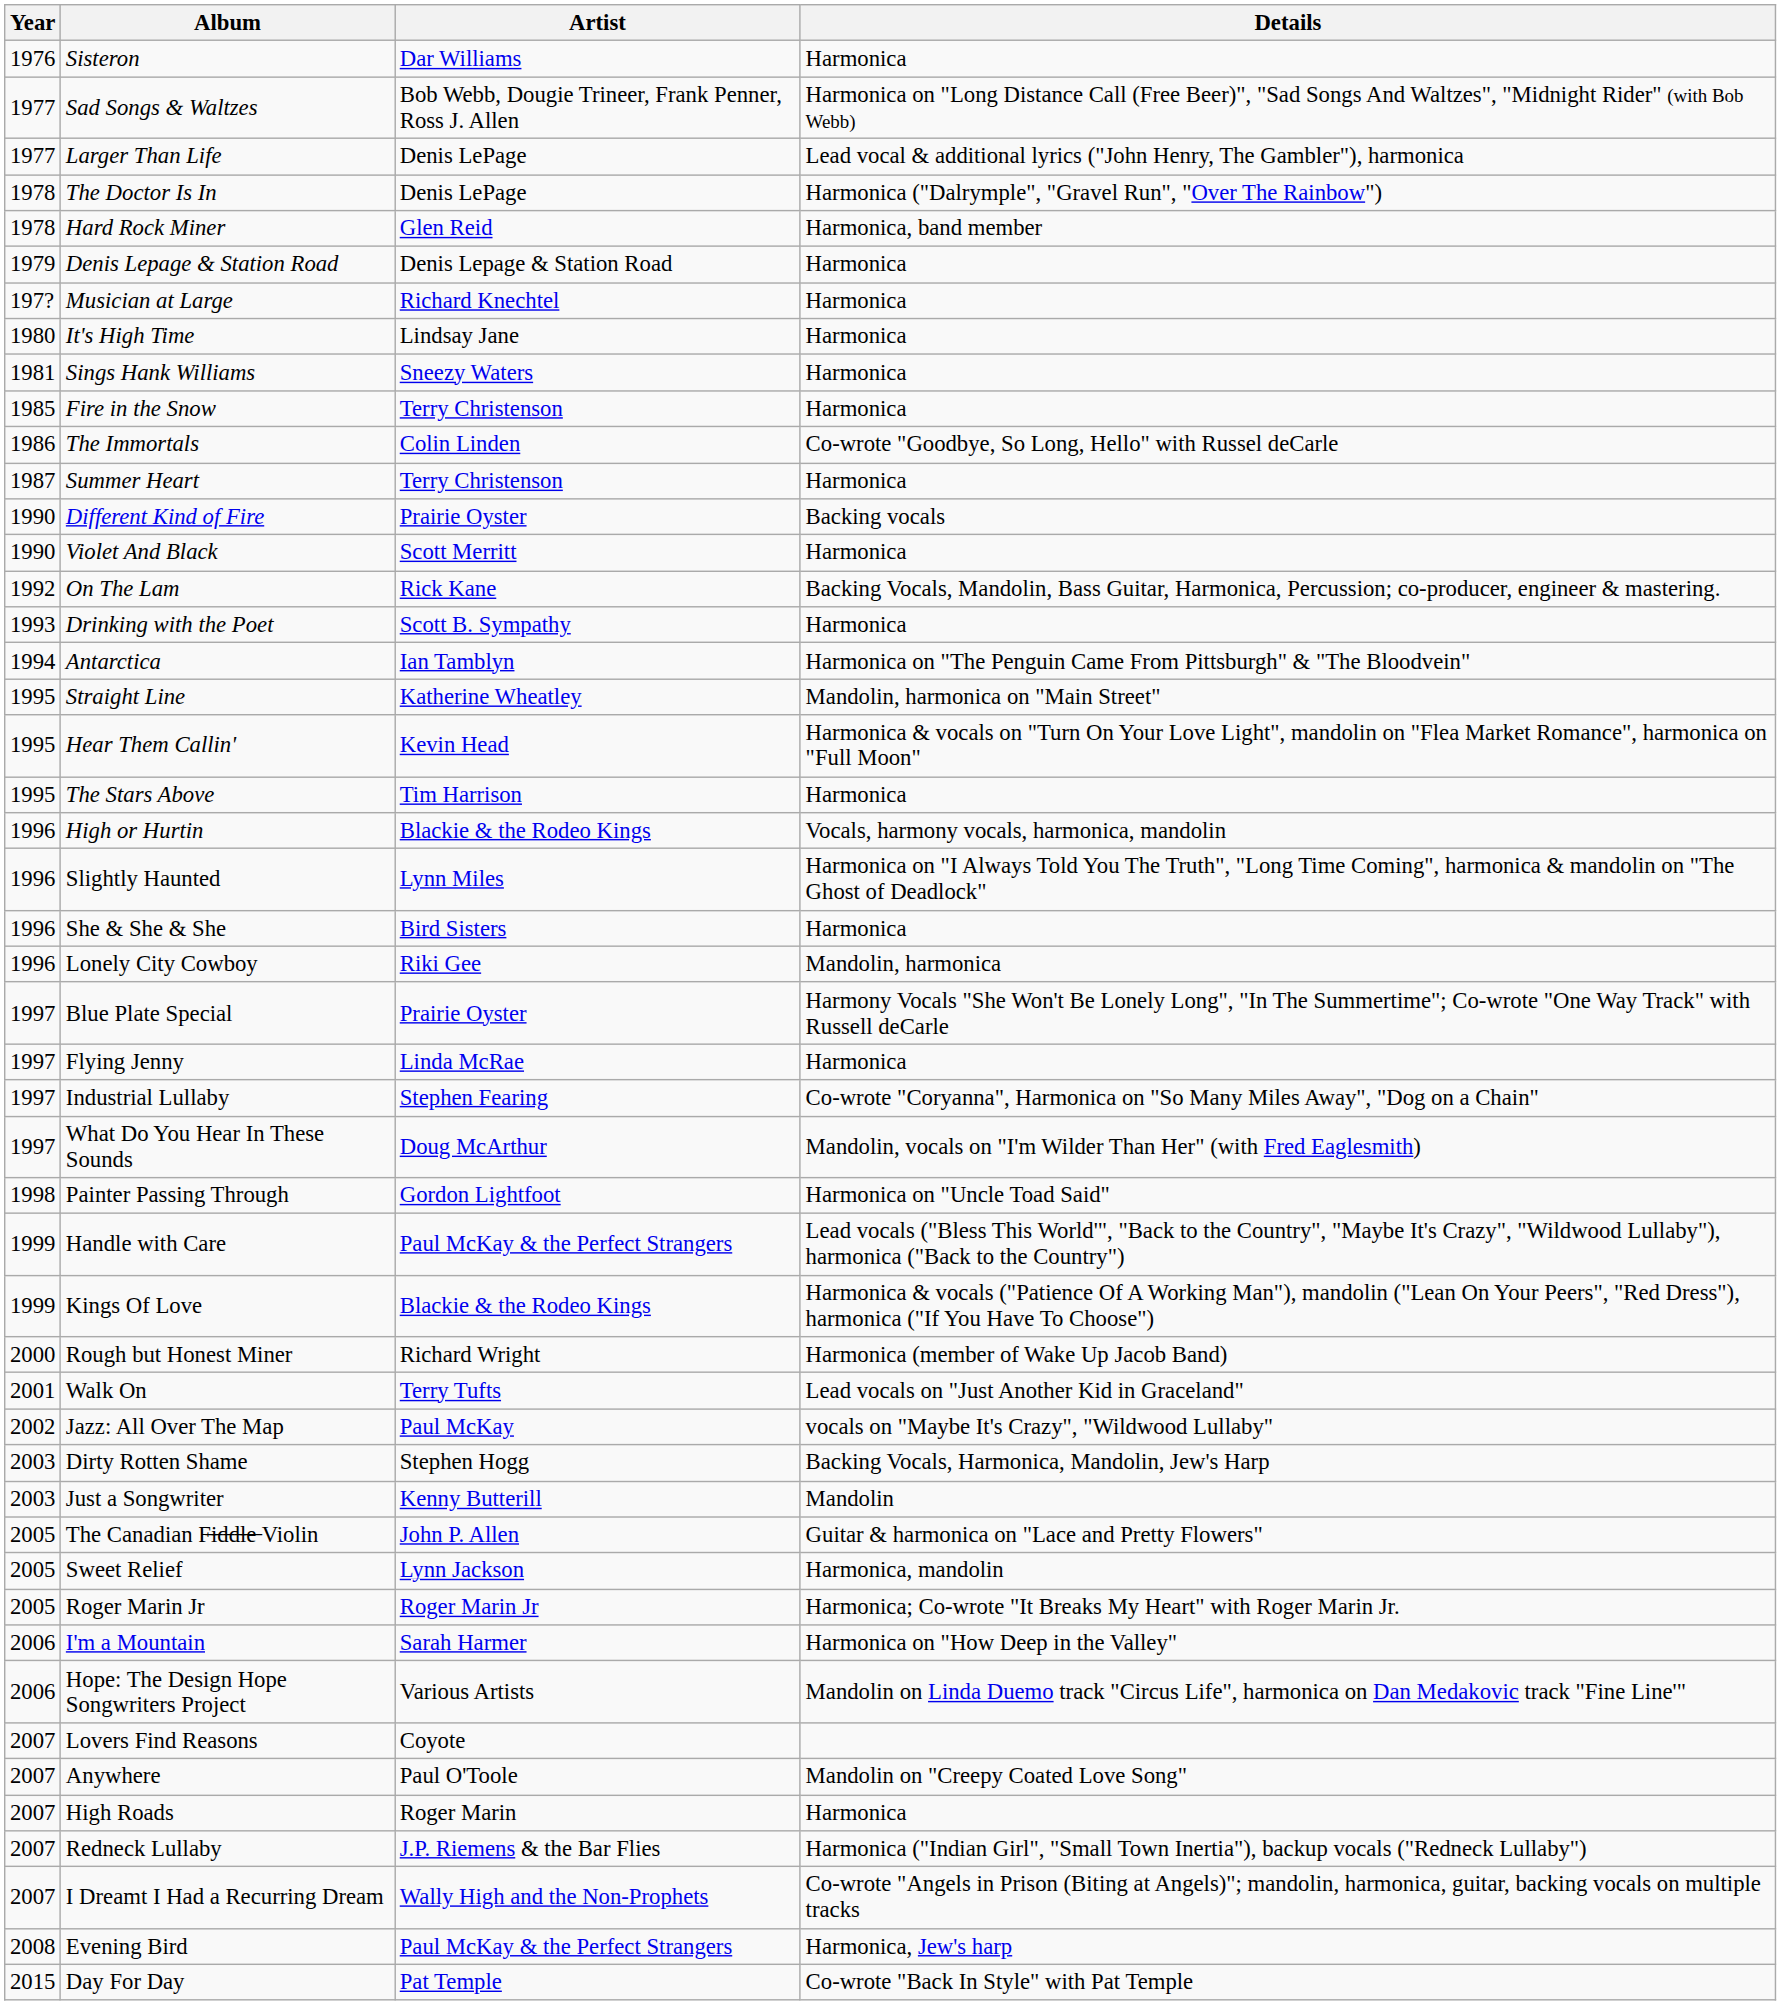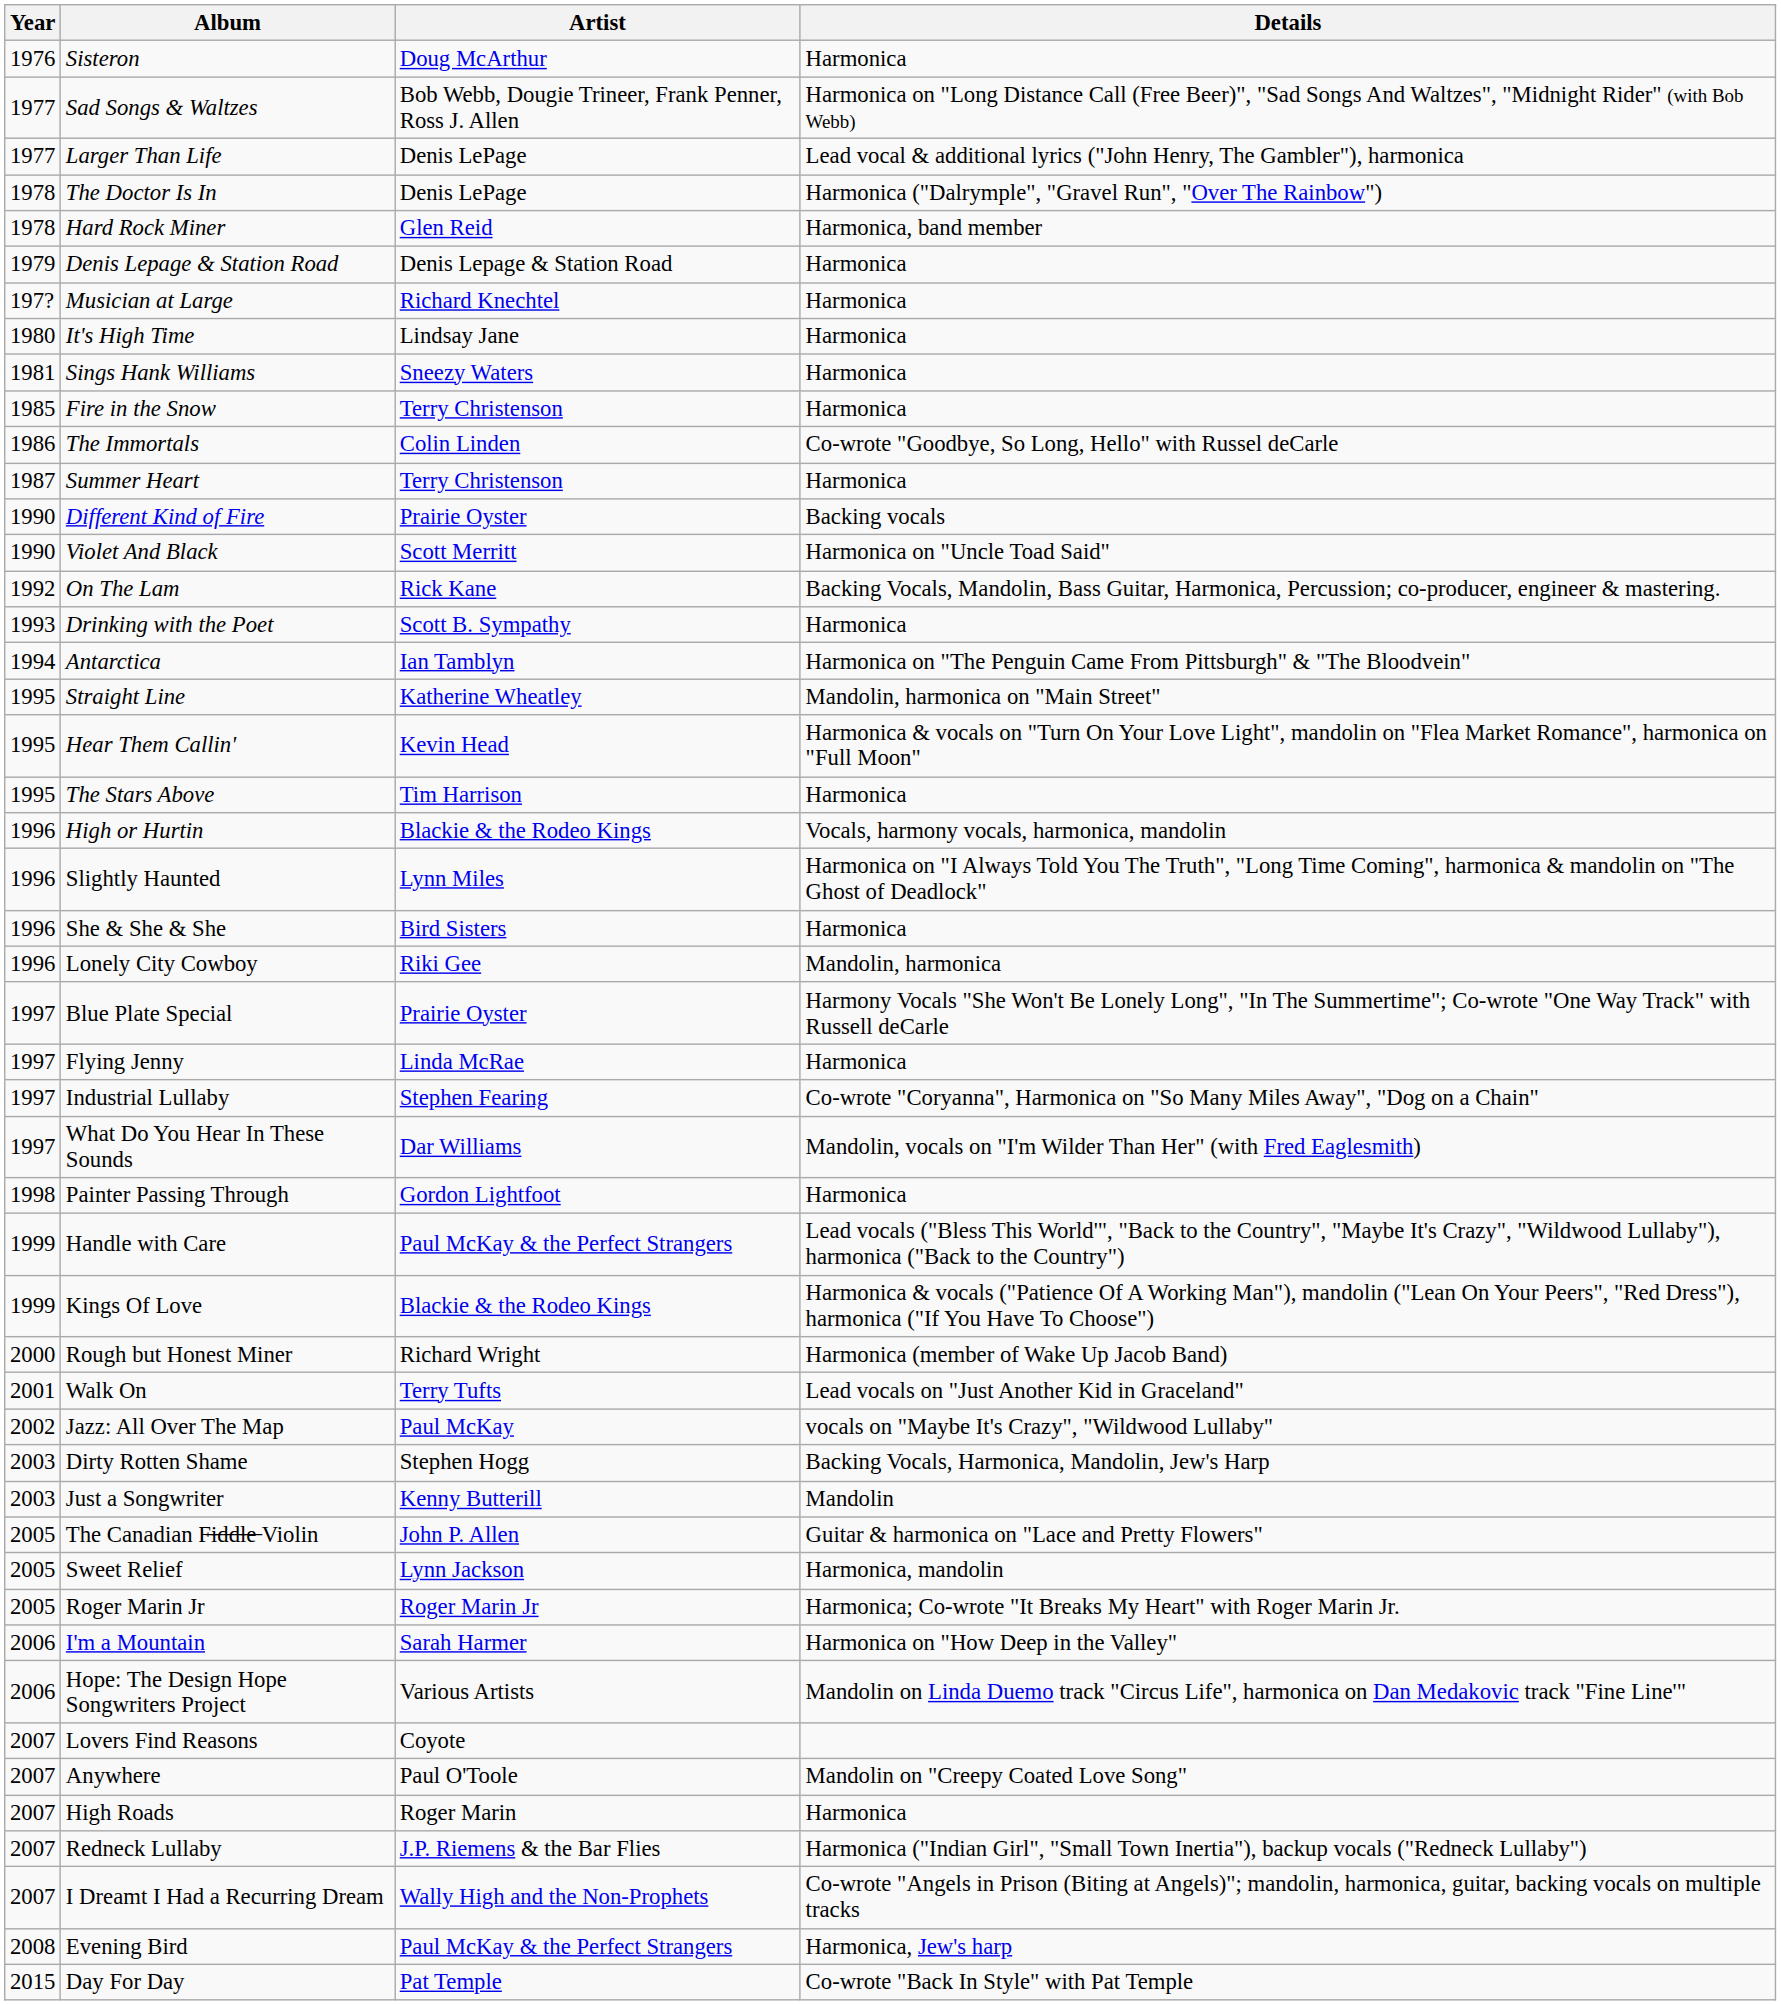(461, 58) Dar Williams -> (473, 58) Doug McArthur
(856, 552) Harmonica -> (958, 552) Harmonica on "Uncle Toad Said"
(473, 1146) Doug McArthur -> (461, 1146) Dar Williams
(958, 1195) Harmonica on "Uncle Toad Said" -> (856, 1195) Harmonica
